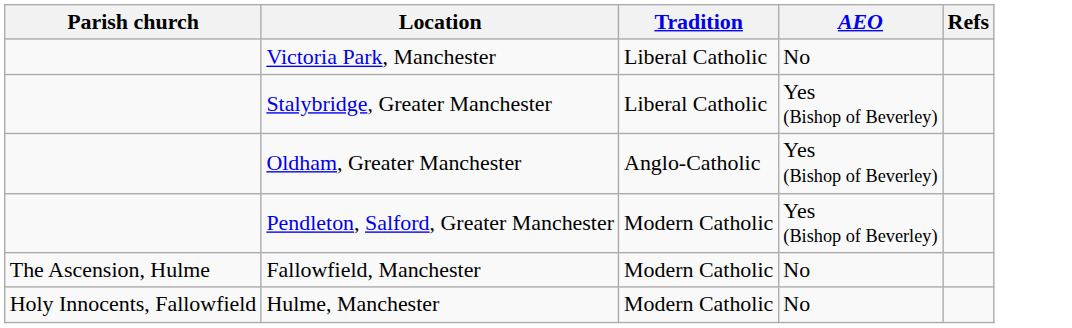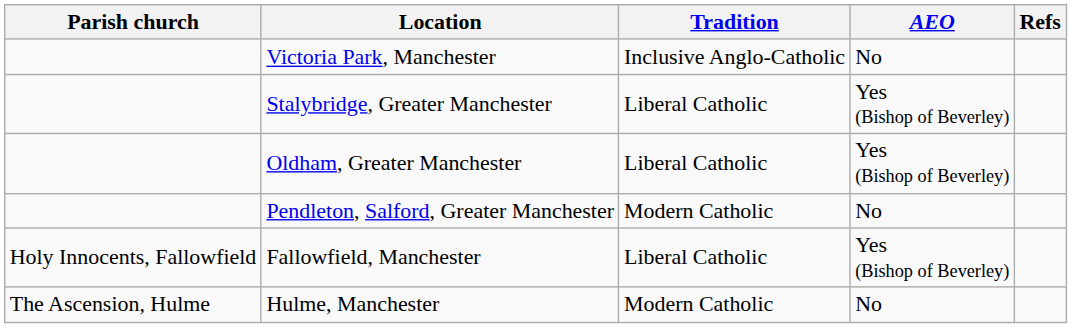(696, 56) Liberal Catholic -> (735, 56) Inclusive Anglo-Catholic
(692, 163) Anglo-Catholic -> (696, 163) Liberal Catholic
(860, 222) Yes (Bishop of Beverley) -> (869, 210) No
(110, 269) The Ascension, Hulme -> (133, 257) Holy Innocents, Fallowfield
(699, 269) Modern Catholic -> (696, 257) Liberal Catholic
(797, 269) No -> (932, 257) Yes (Bishop of Beverley)
(133, 304) Holy Innocents, Fallowfield -> (110, 304) The Ascension, Hulme
